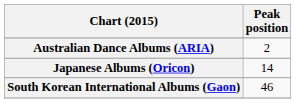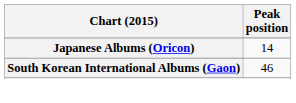- row: (124, 48)
